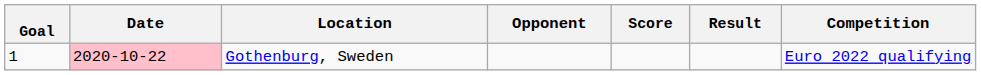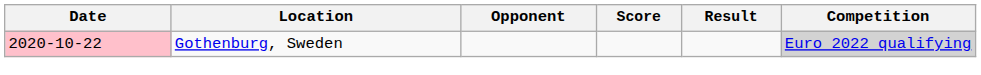- column: (37, 32)
(878, 57) no background -> (878, 44) lightgrey background
